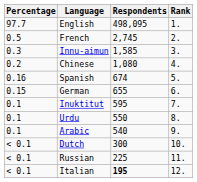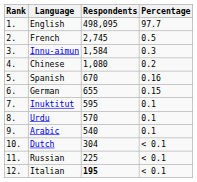columns swapped: (181, 11) <-> (31, 11)
(125, 51) 1,585 -> (95, 51) 1,584
(120, 78) 674 -> (91, 78) 670
(120, 118) 550 -> (91, 118) 570
(120, 144) 300 -> (91, 144) 304
